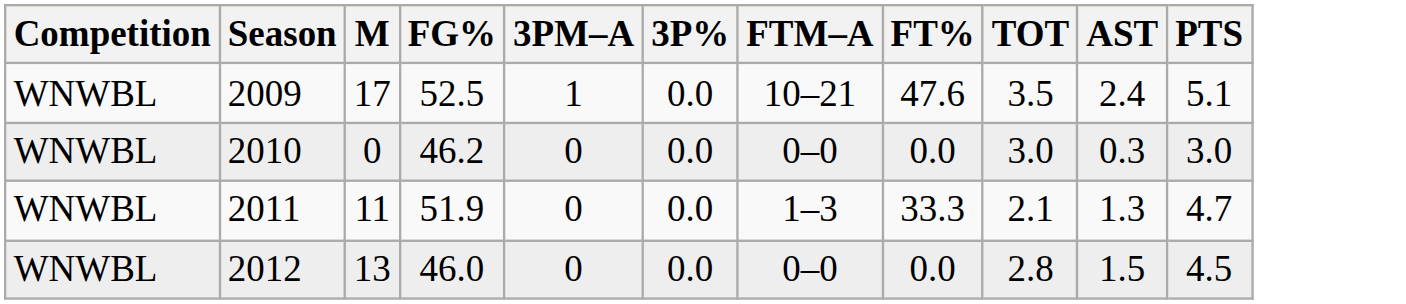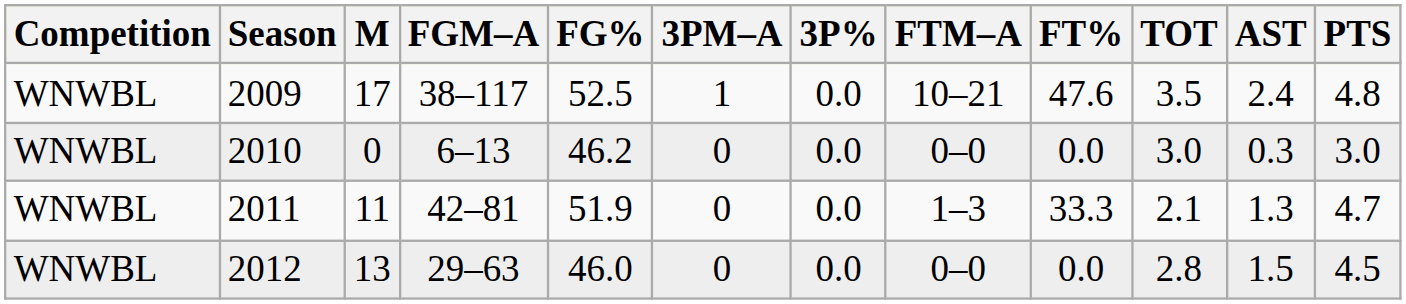+ column: (473, 33)
(1209, 92) 5.1 -> (1358, 92) 4.8
